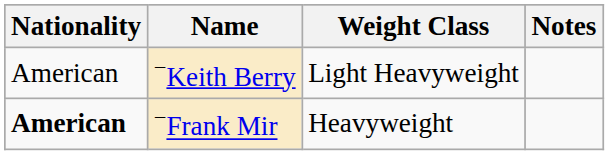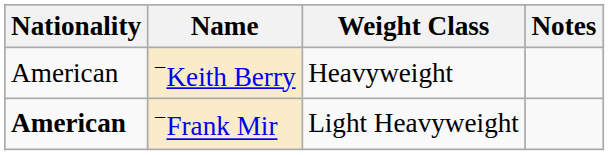(414, 72) Light Heavyweight -> (381, 72) Heavyweight
(381, 123) Heavyweight -> (414, 123) Light Heavyweight
